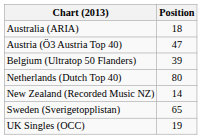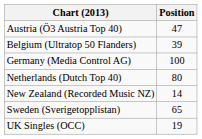- row: (43, 28)
+ row: (69, 61)
